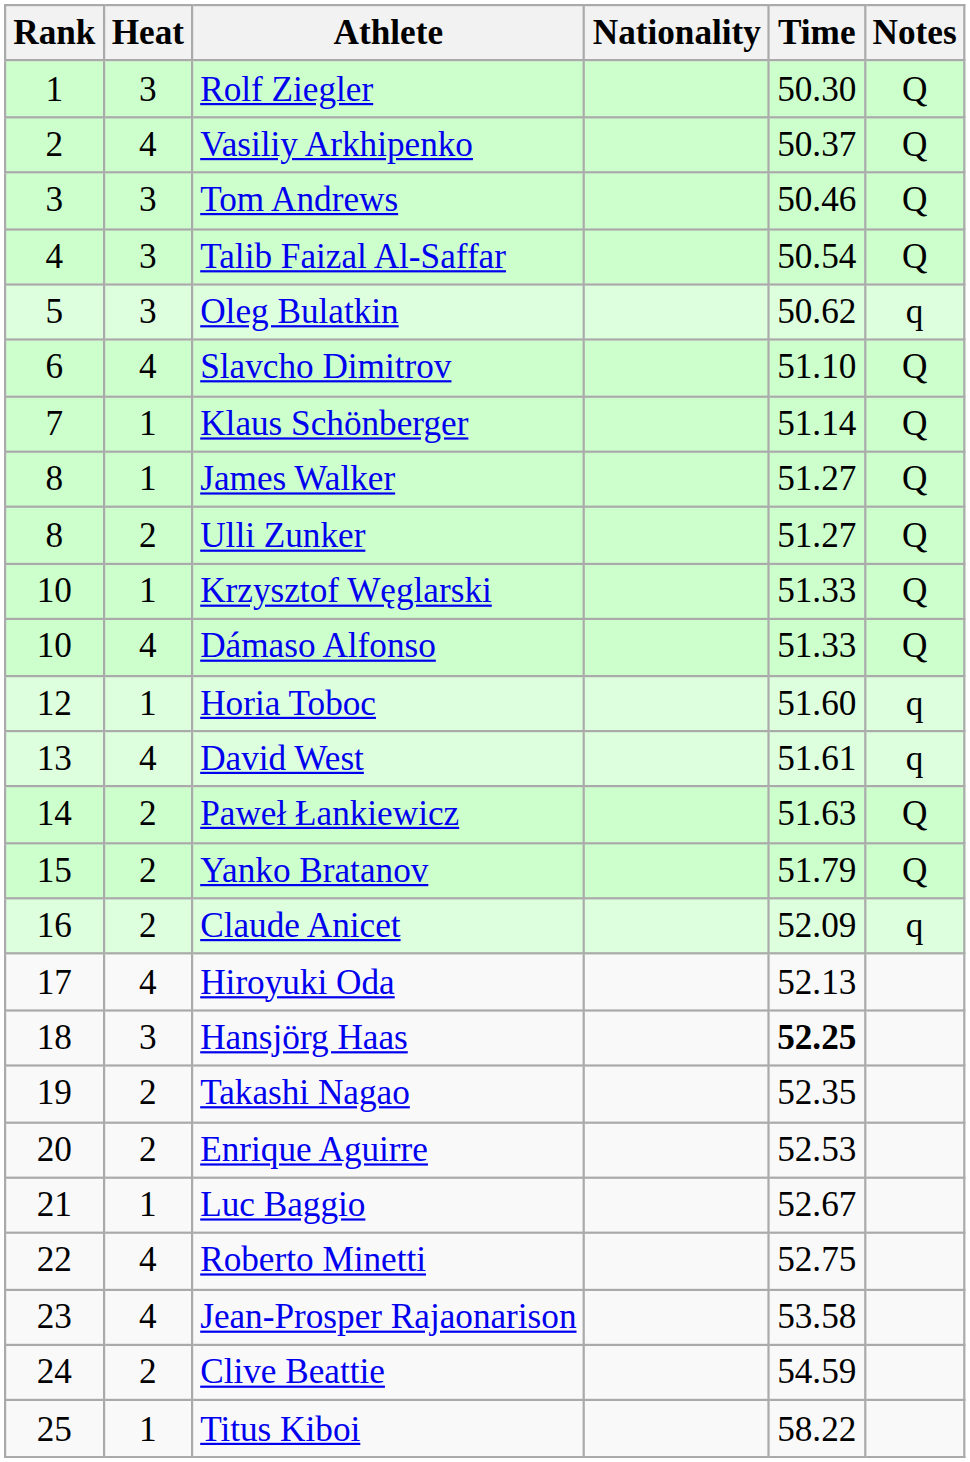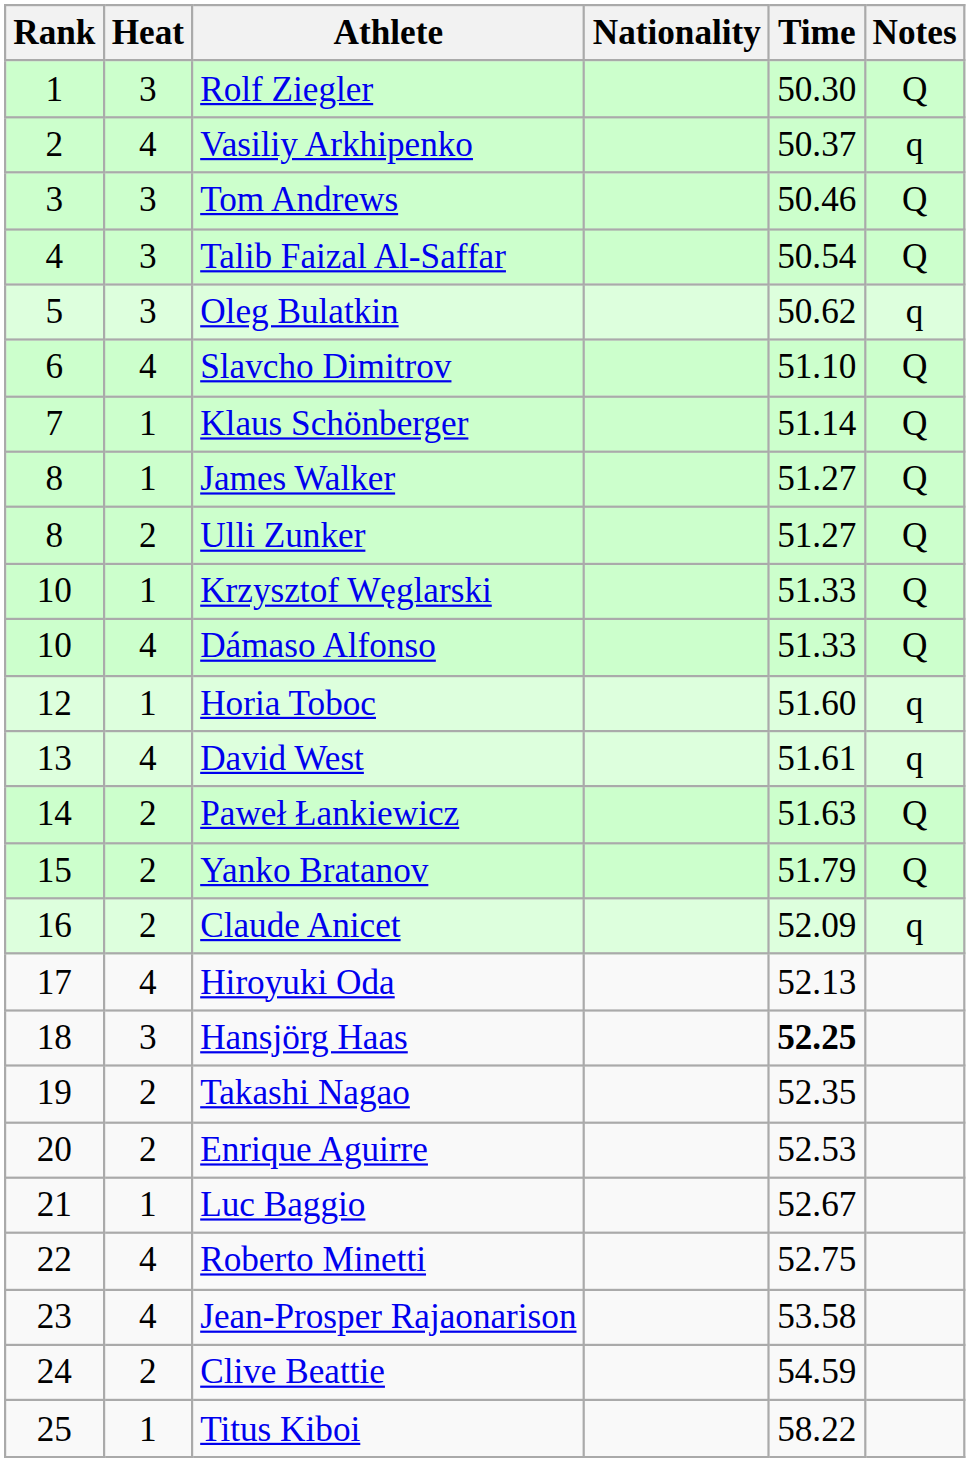(915, 144) Q -> (915, 144) q
